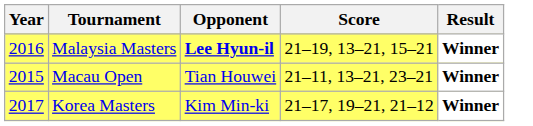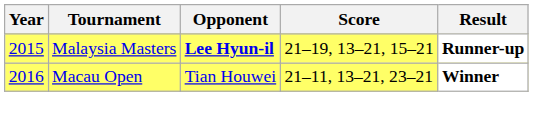(26, 48) 2016 -> (26, 48) 2015
(471, 48) Winner -> (483, 48) Runner-up
(26, 77) 2015 -> (26, 77) 2016
- row: (104, 106)
